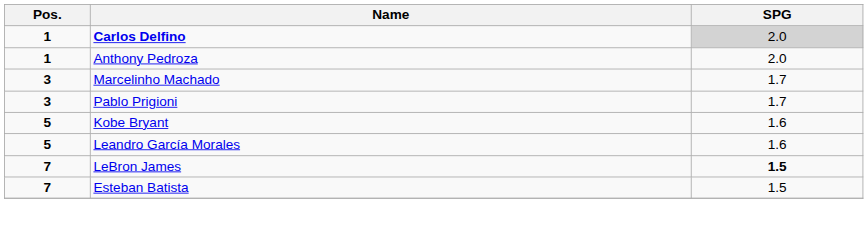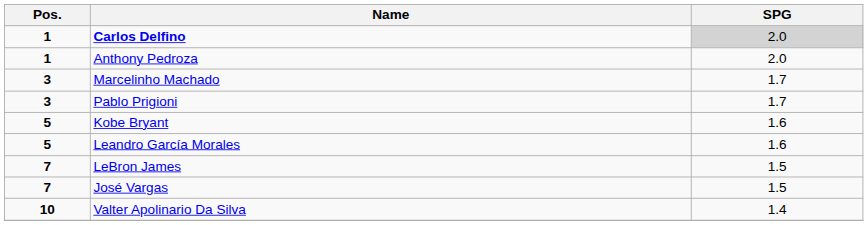(777, 166) bold -> (777, 166) normal
- row: (141, 187)
+ row: (131, 187)
+ row: (170, 209)
